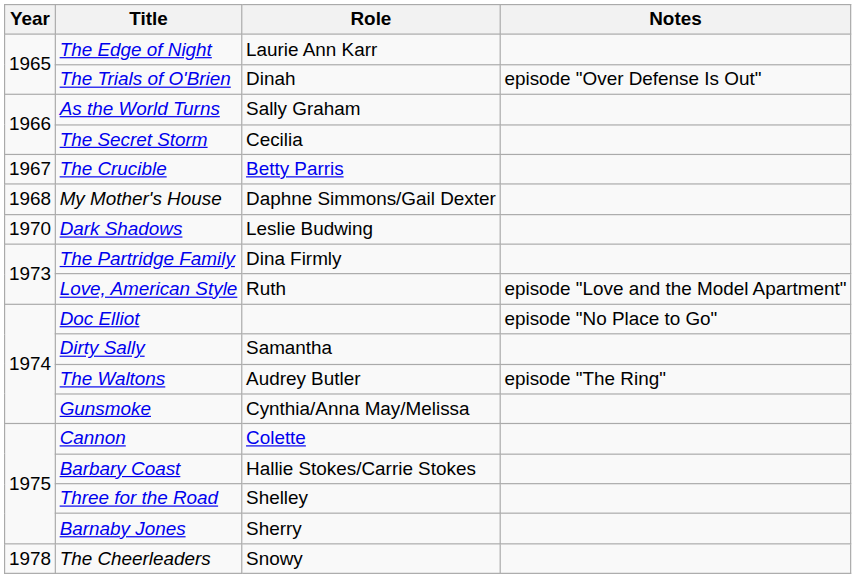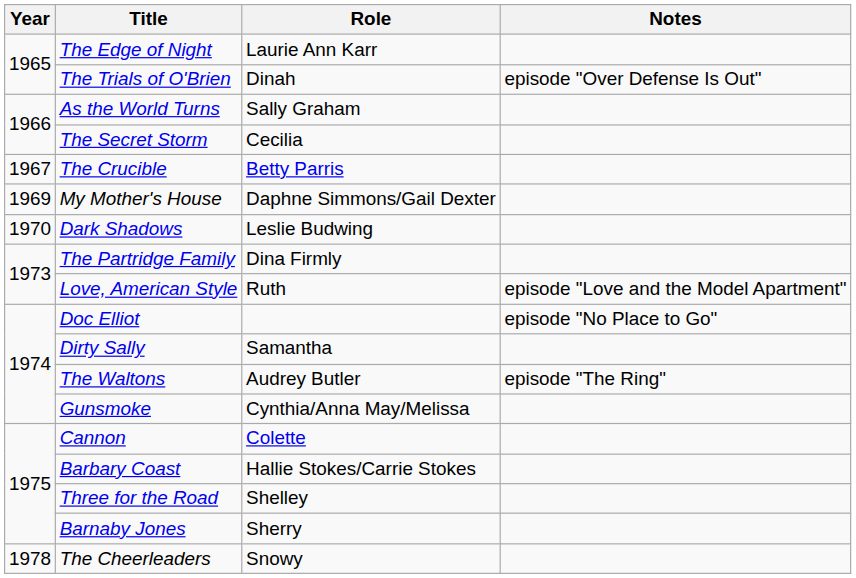(30, 199) 1968 -> (30, 199) 1969
